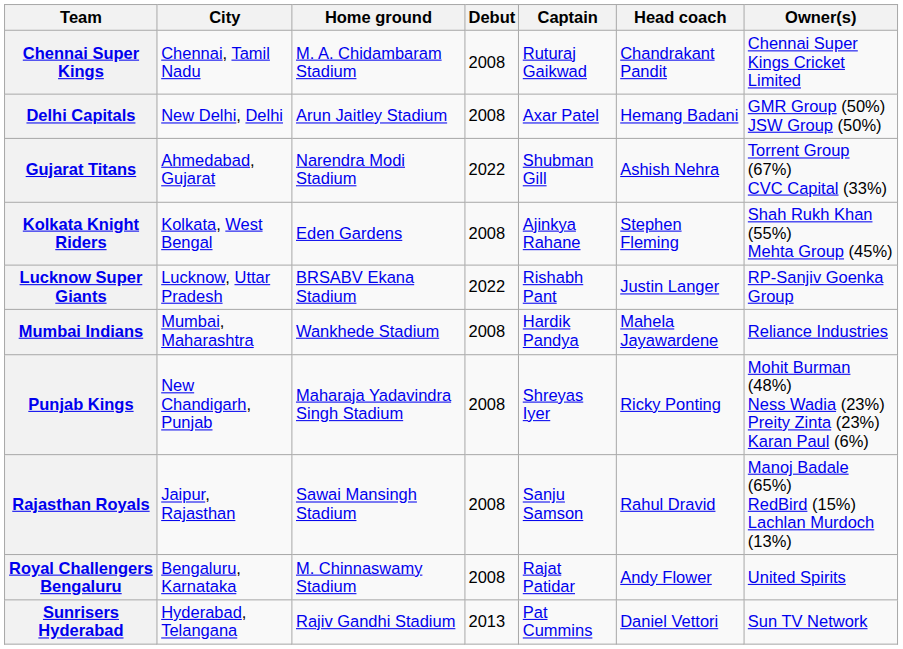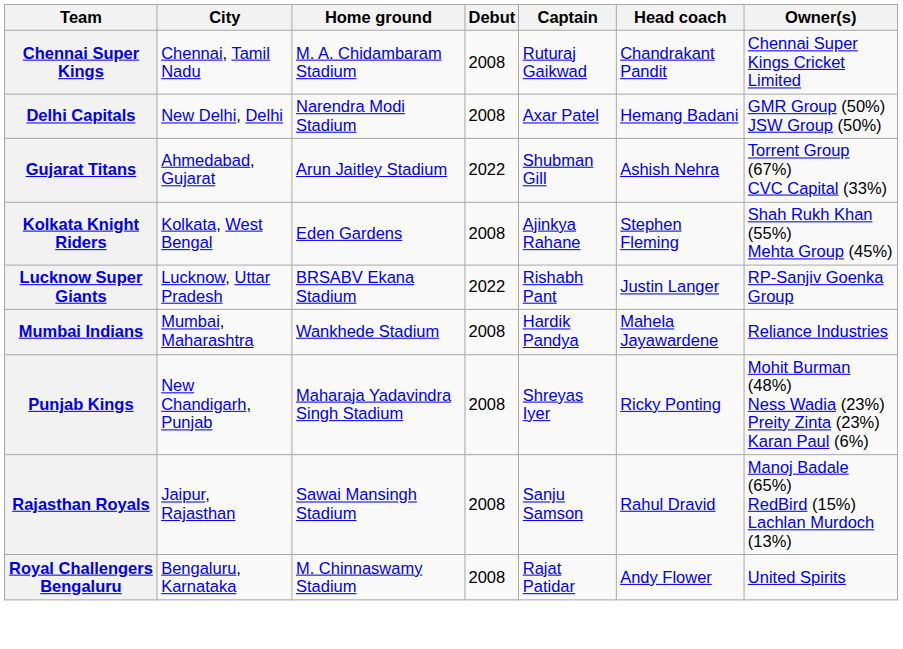(372, 116) Arun Jaitley Stadium -> (350, 116) Narendra Modi Stadium
(350, 170) Narendra Modi Stadium -> (372, 170) Arun Jaitley Stadium
- row: (81, 621)
